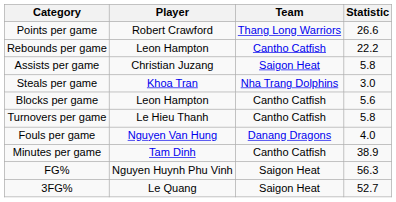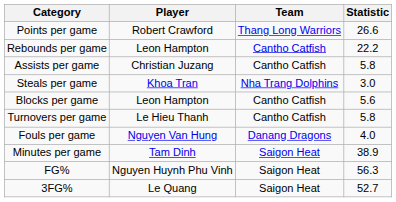(289, 65) Saigon Heat -> (289, 65) Cantho Catfish
(289, 153) Cantho Catfish -> (289, 153) Saigon Heat
